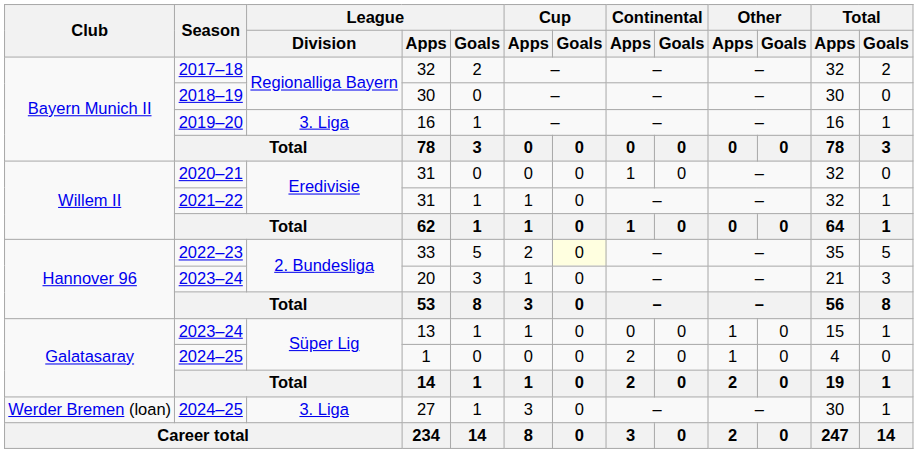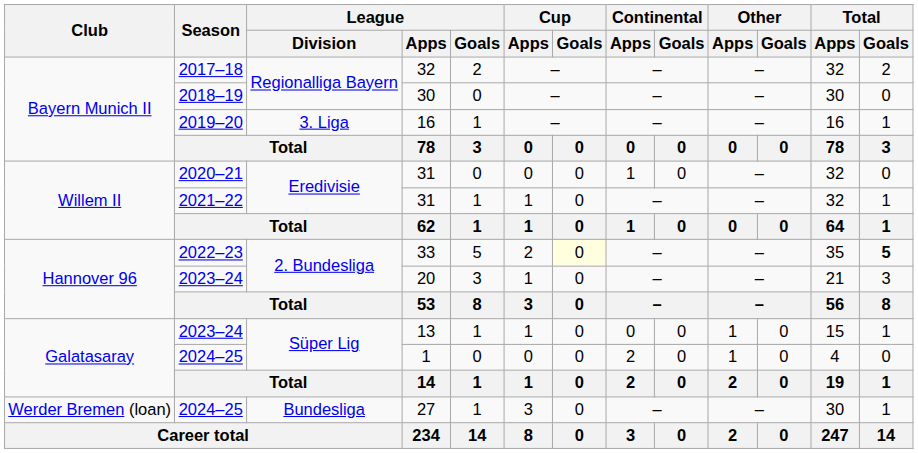(886, 252) normal -> (886, 252) bold
(324, 409) 3. Liga -> (324, 409) Bundesliga
